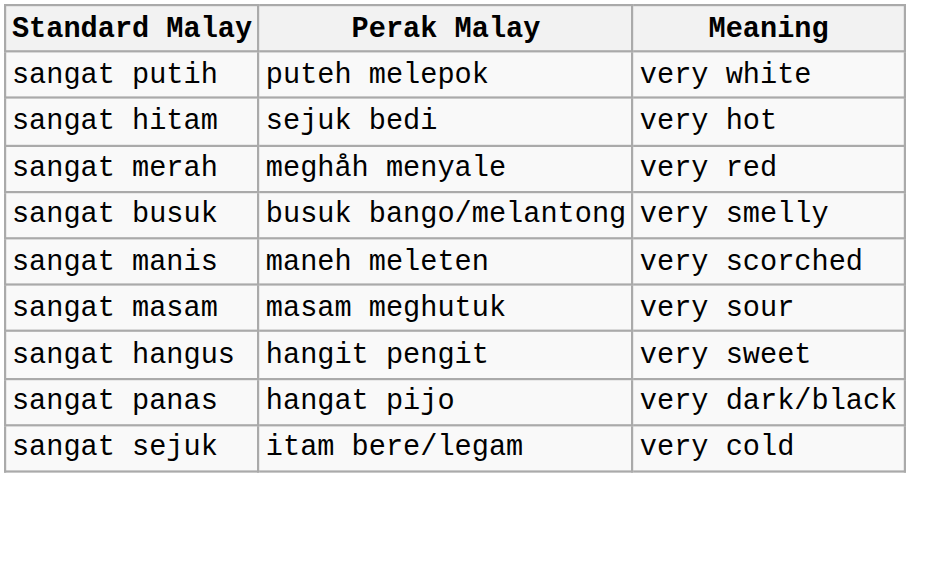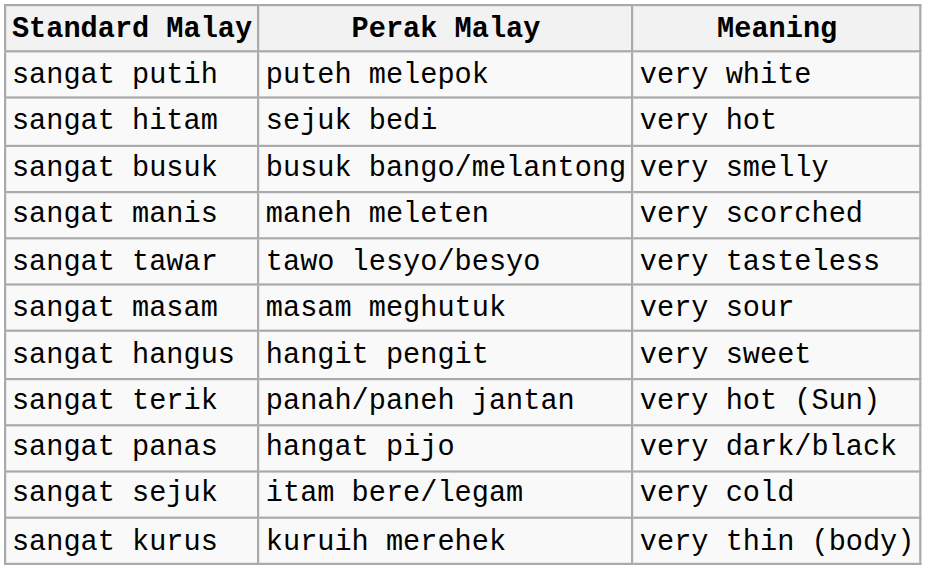- row: (115, 168)
+ row: (115, 261)
+ row: (115, 401)
+ row: (115, 541)
